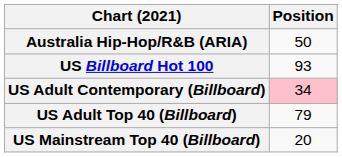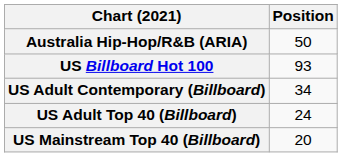(303, 90) pink background -> (303, 90) no background
(303, 115) 79 -> (303, 115) 24
